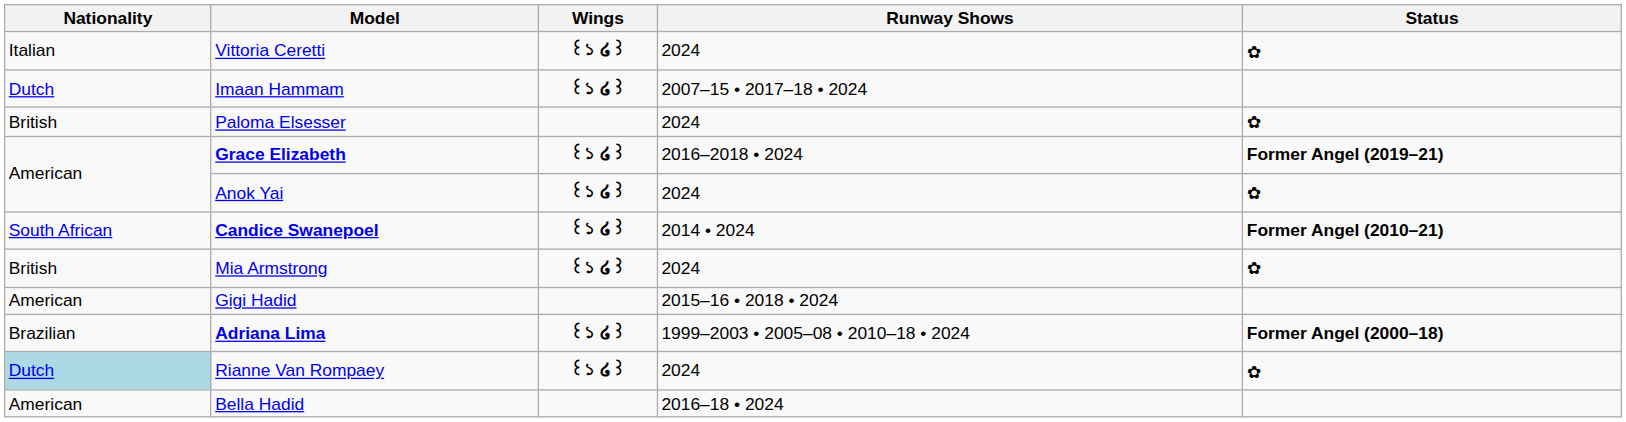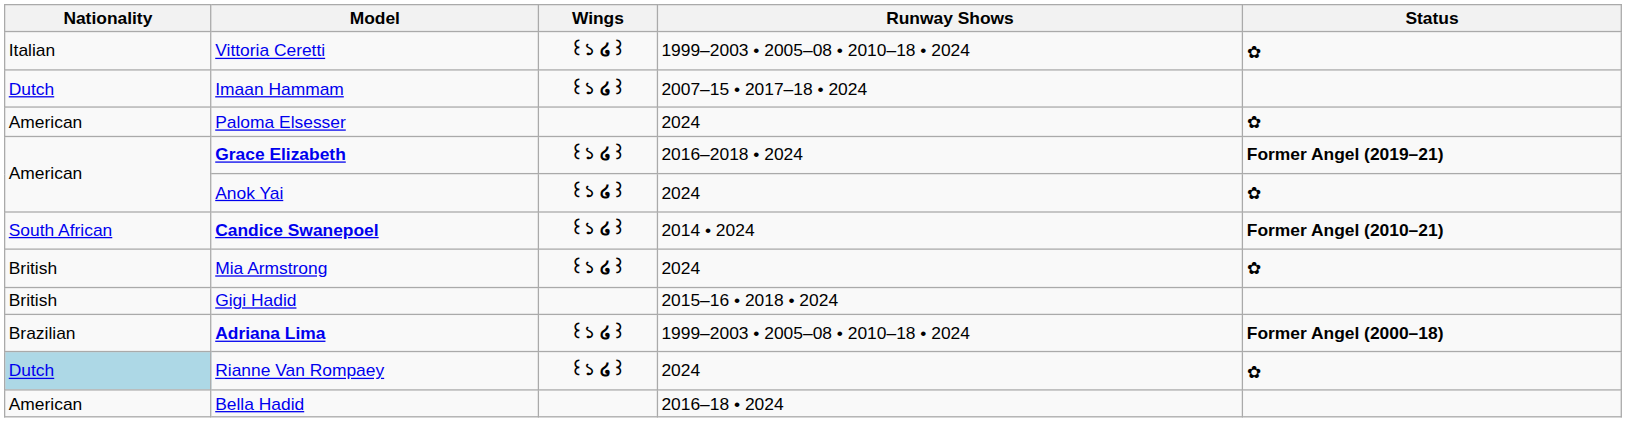(681, 51) 2024 -> (816, 51) 1999–2003 • 2005–08 • 2010–18 • 2024
(33, 121) British -> (46, 121) American
(46, 300) American -> (33, 300) British
